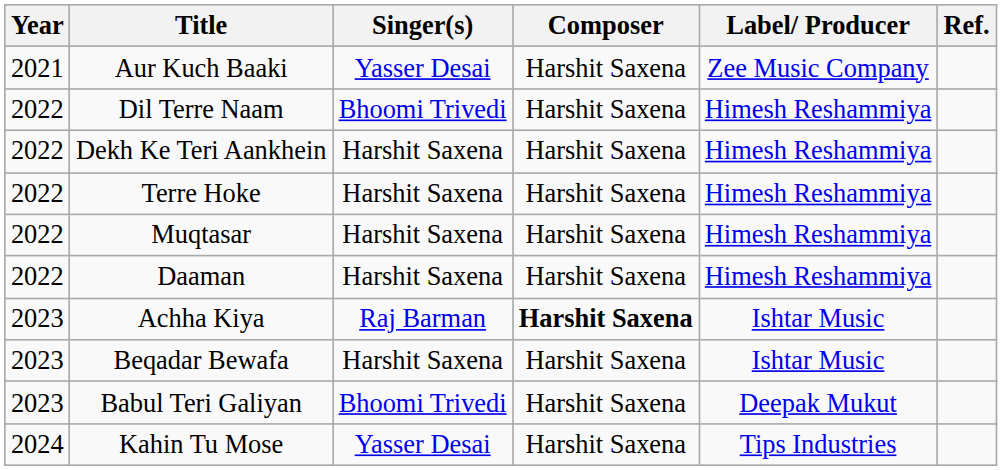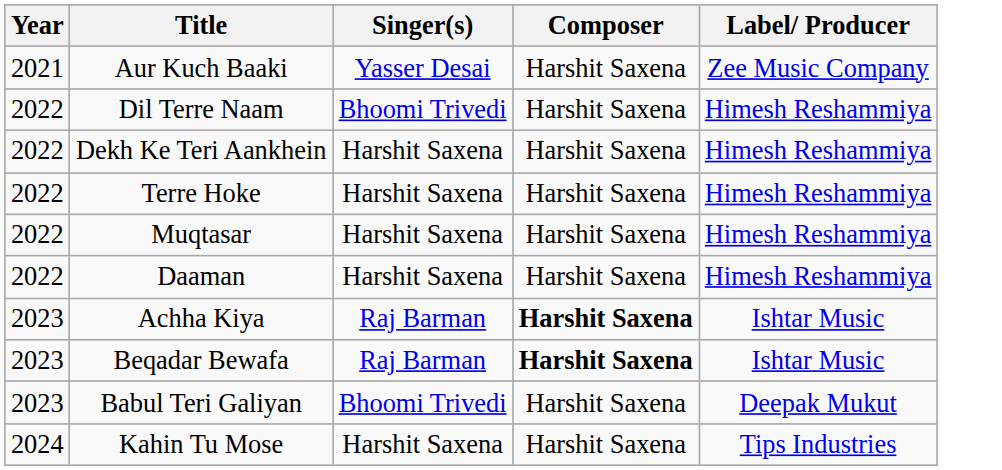- column: (967, 25)
(423, 360) Harshit Saxena -> (423, 360) Raj Barman
(606, 360) normal -> (606, 360) bold
(423, 444) Yasser Desai -> (423, 444) Harshit Saxena
